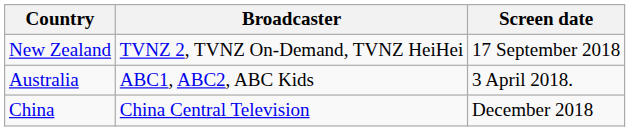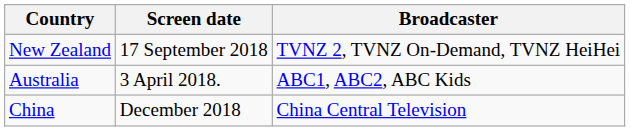columns swapped: (292, 19) <-> (546, 19)
